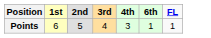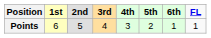+ column: (151, 11)
